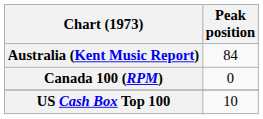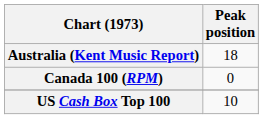(230, 55) 84 -> (230, 55) 18
